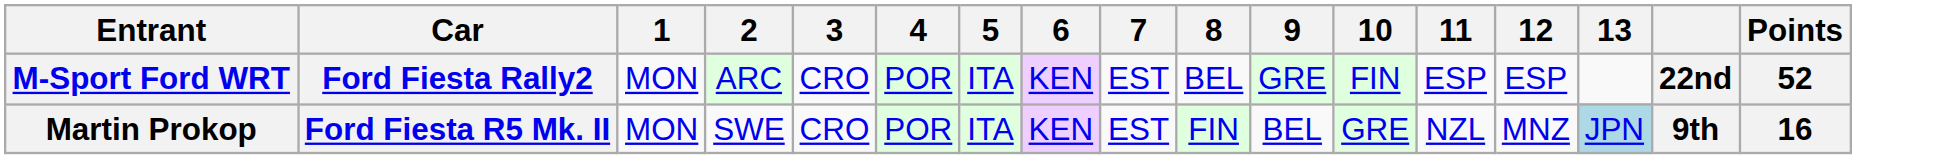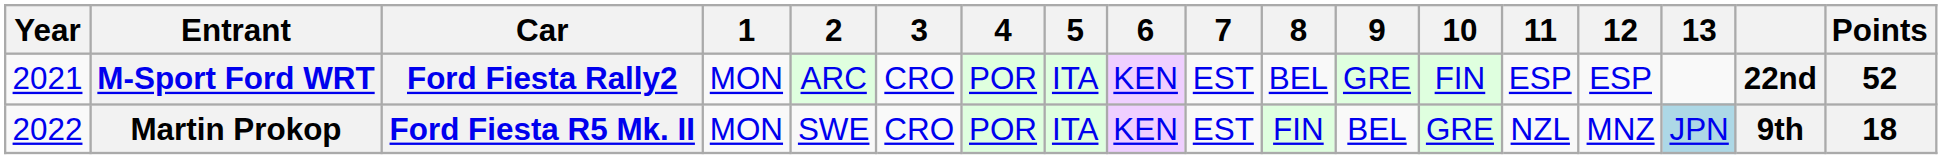+ column: (48, 30)
(1795, 129) 16 -> (1880, 129) 18
